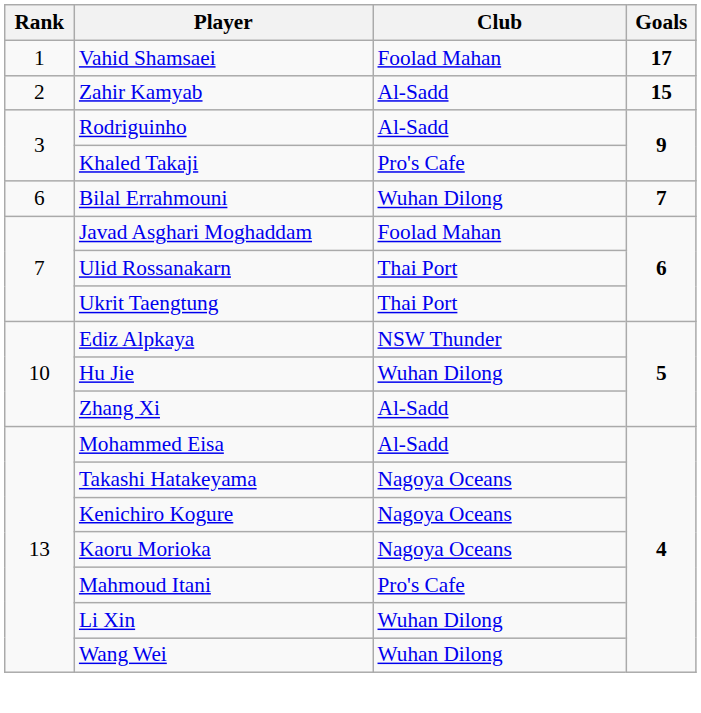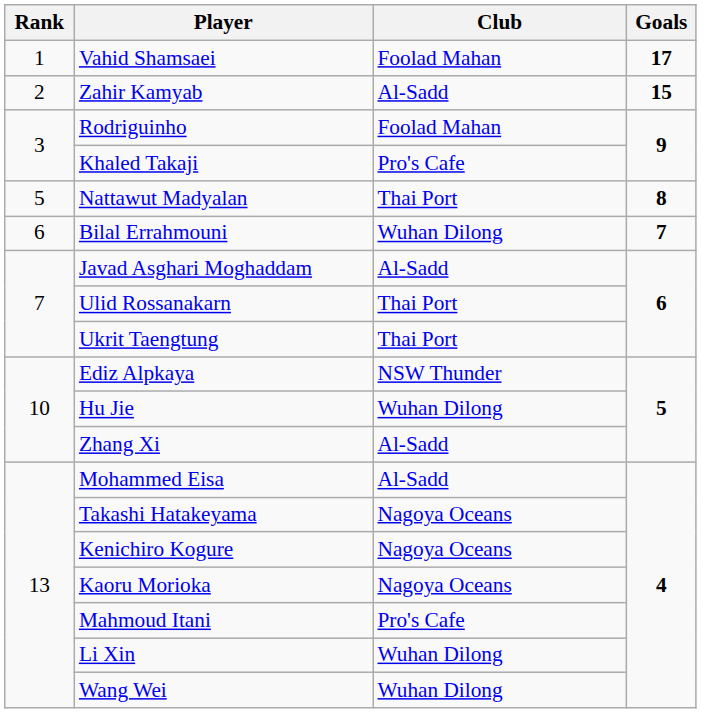(413, 127) Al-Sadd -> (439, 127) Foolad Mahan
+ row: (163, 198)
(439, 233) Foolad Mahan -> (413, 268) Al-Sadd
